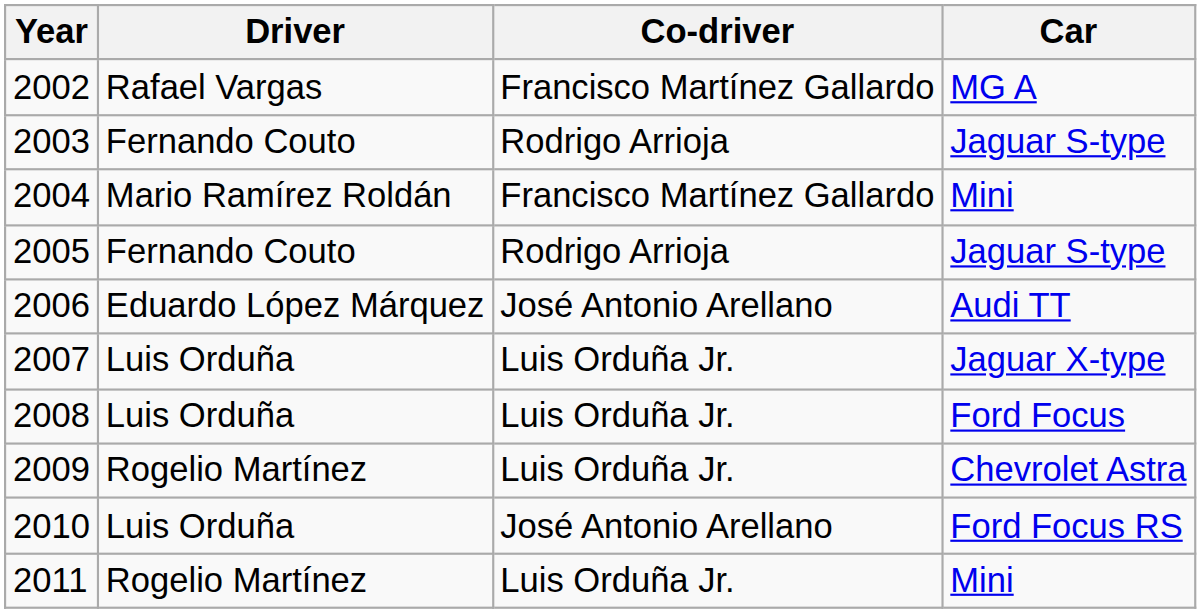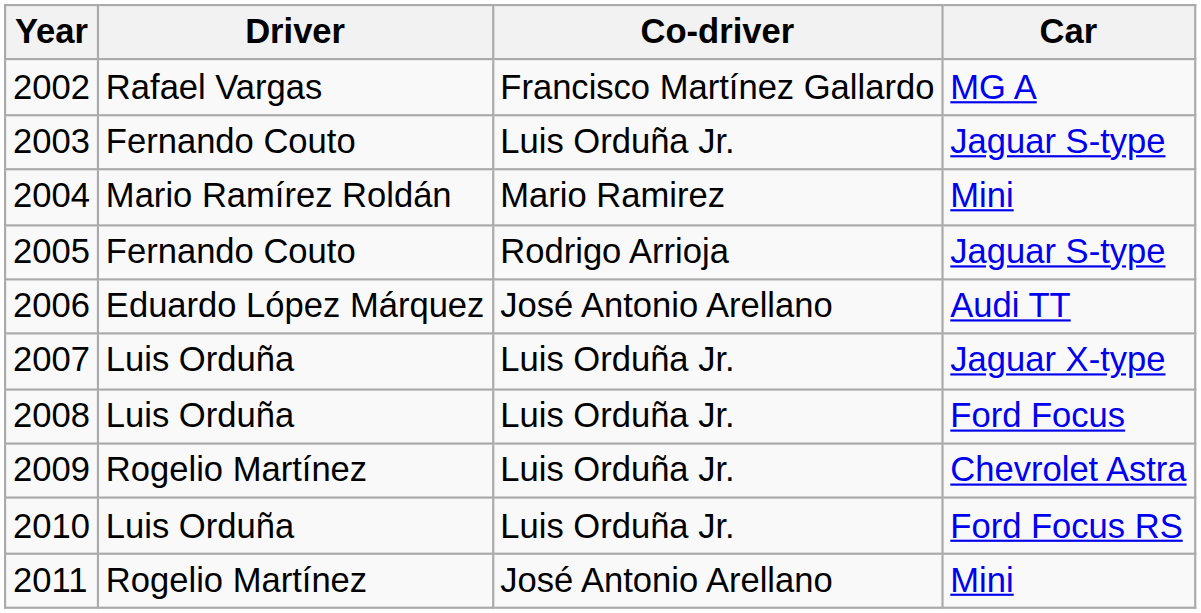(615, 141) Rodrigo Arrioja -> (617, 141) Luis Orduña Jr.
(717, 196) Francisco Martínez Gallardo -> (613, 196) Mario Ramirez
(666, 525) José Antonio Arellano -> (617, 525) Luis Orduña Jr.
(617, 580) Luis Orduña Jr. -> (666, 580) José Antonio Arellano
